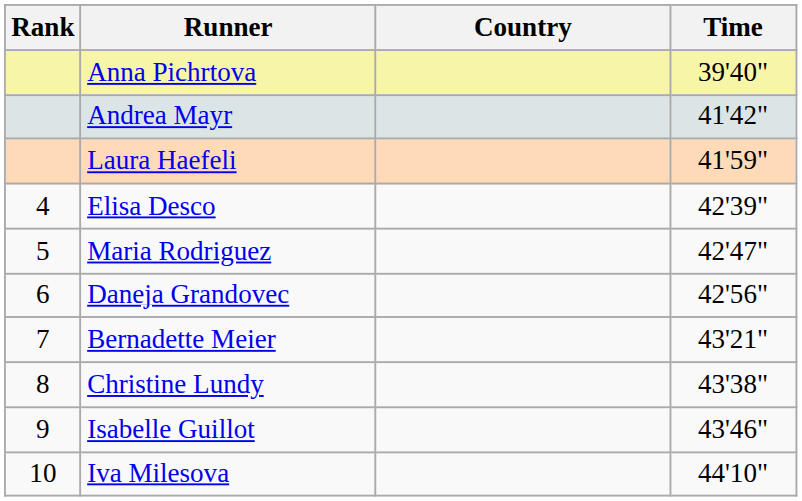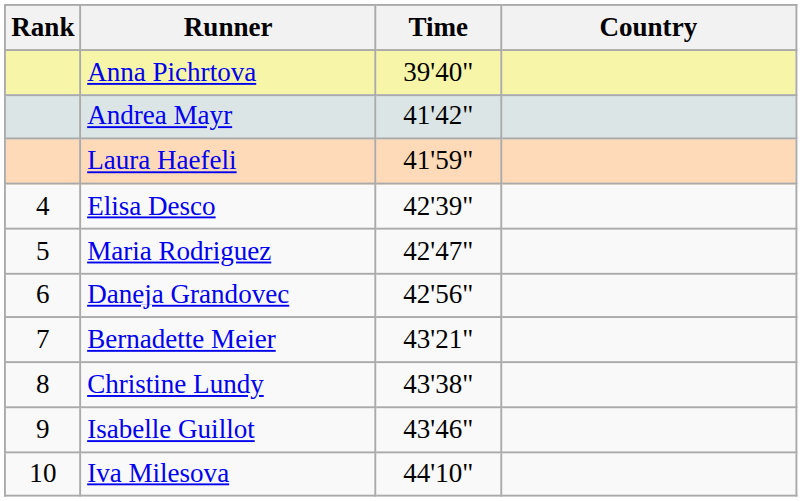columns swapped: (523, 27) <-> (733, 27)
